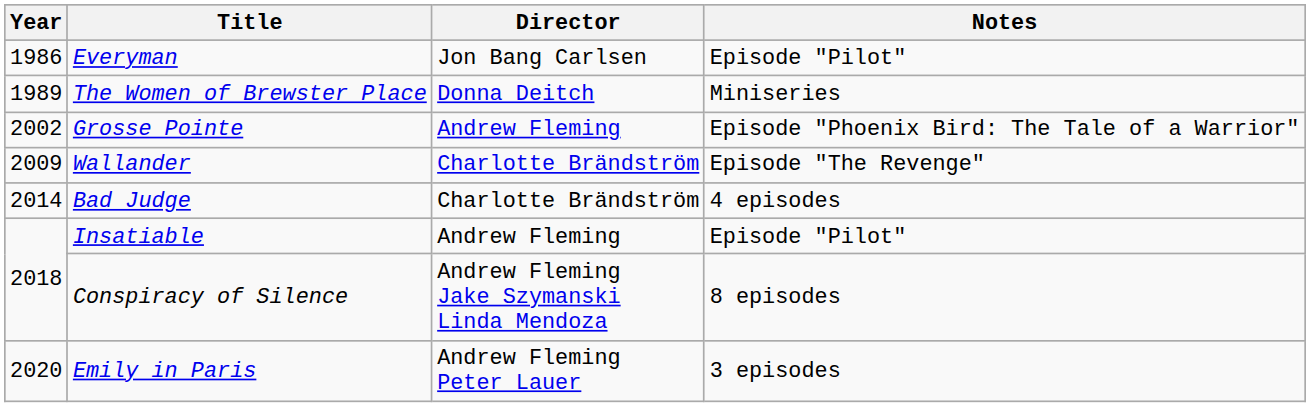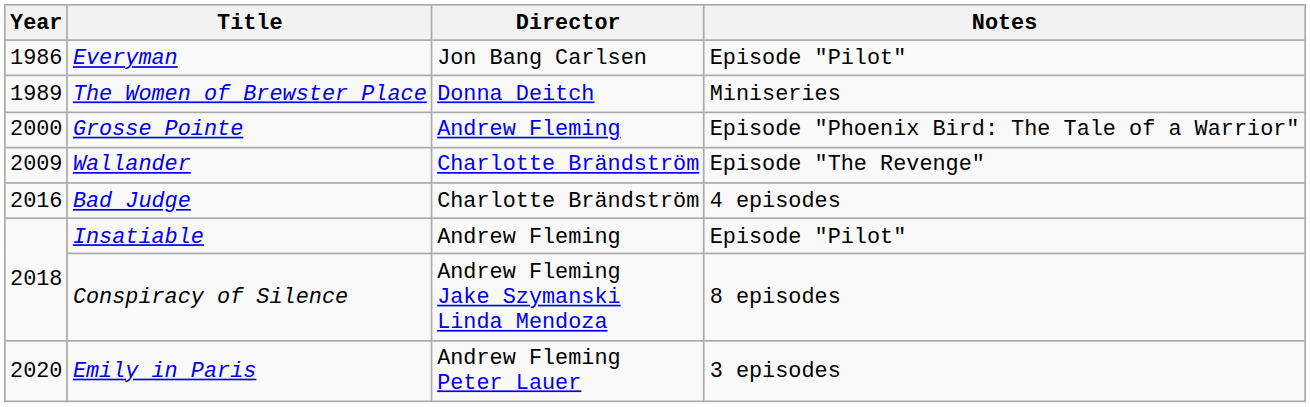(36, 129) 2002 -> (36, 129) 2000
(36, 201) 2014 -> (36, 201) 2016
